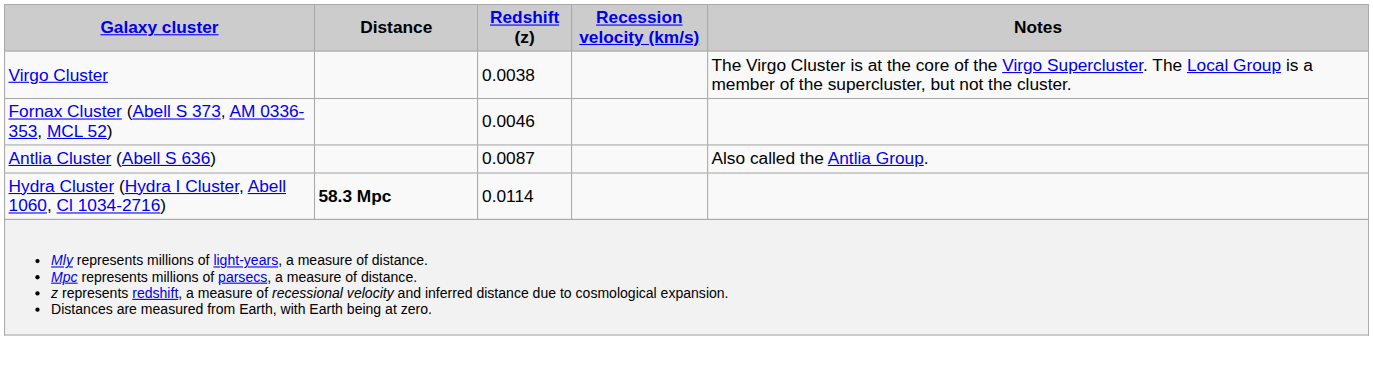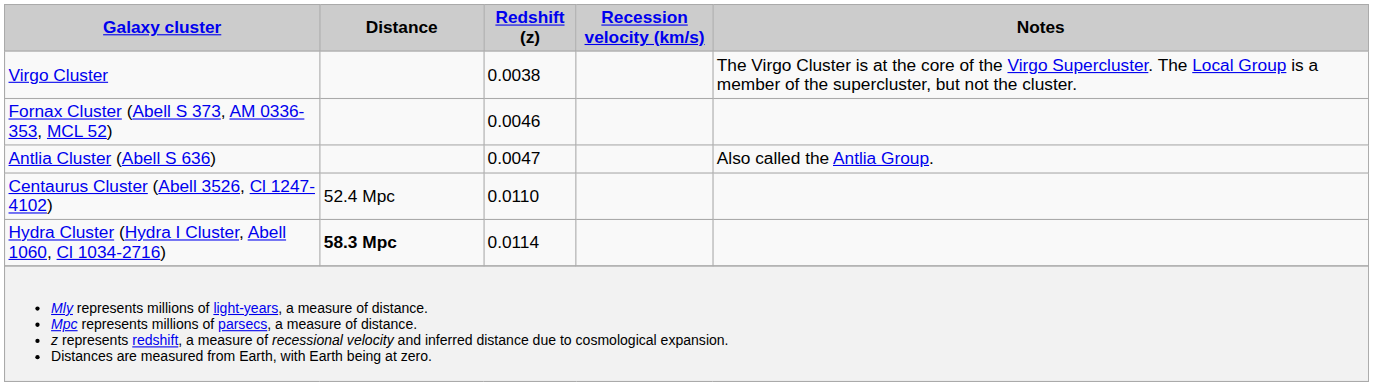(508, 158) 0.0087 -> (514, 158) 0.0047
+ row: (162, 195)
